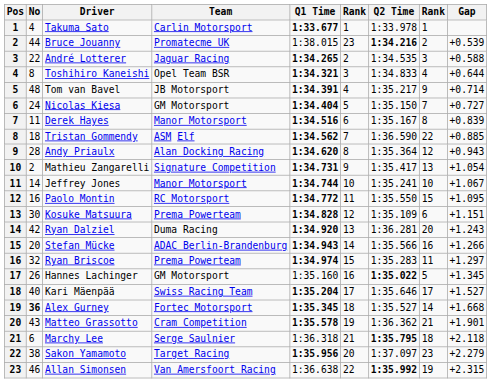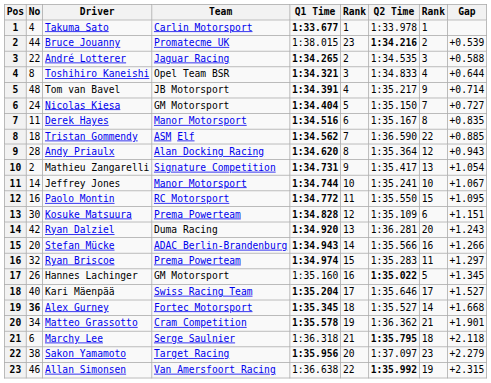(467, 121) +0.839 -> (467, 121) +0.835
(35, 324) 43 -> (35, 324) 34
